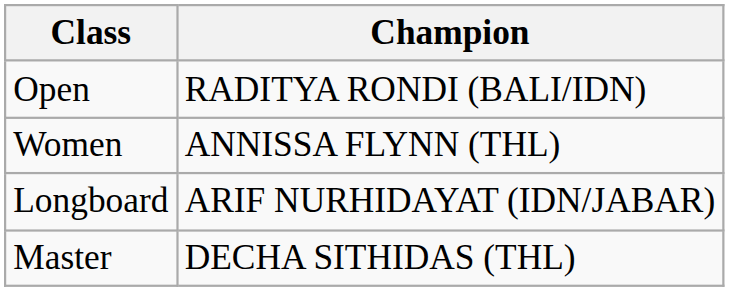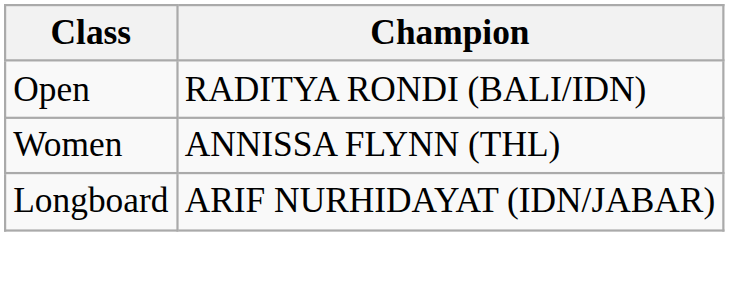- row: (62, 256)
